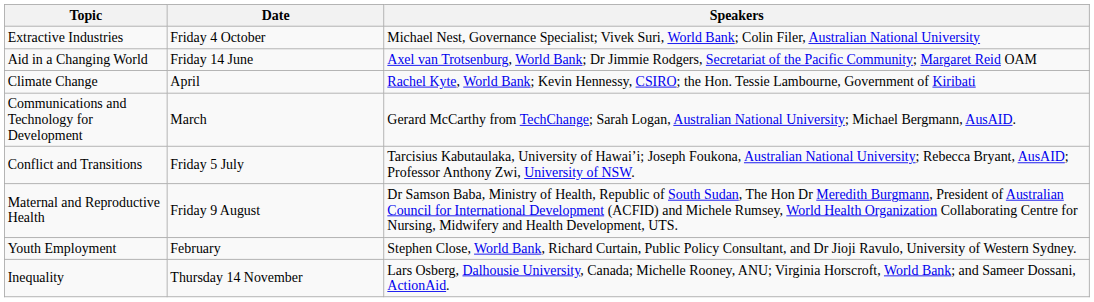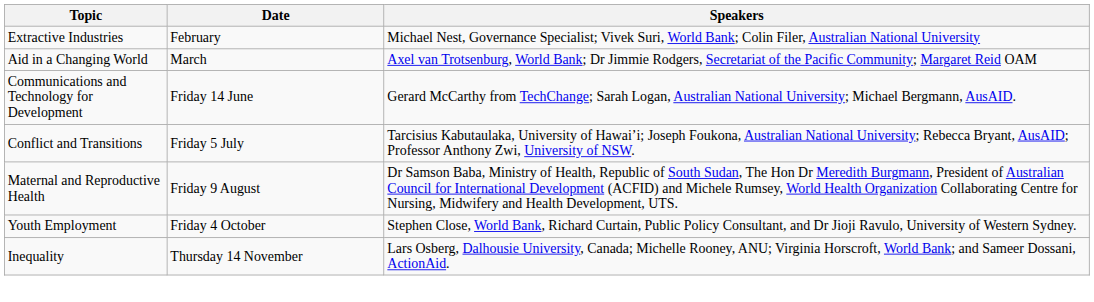(218, 37) Friday 4 October -> (196, 37) February
(212, 59) Friday 14 June -> (189, 59) March
- row: (53, 81)
(189, 119) March -> (212, 97) Friday 14 June
(196, 248) February -> (218, 226) Friday 4 October
